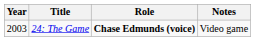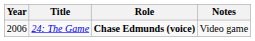(17, 28) 2003 -> (17, 28) 2006
